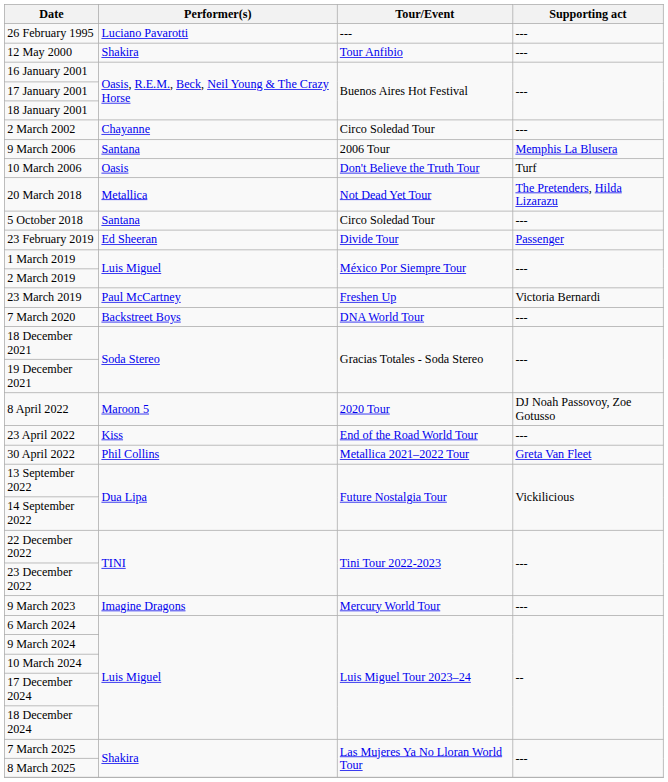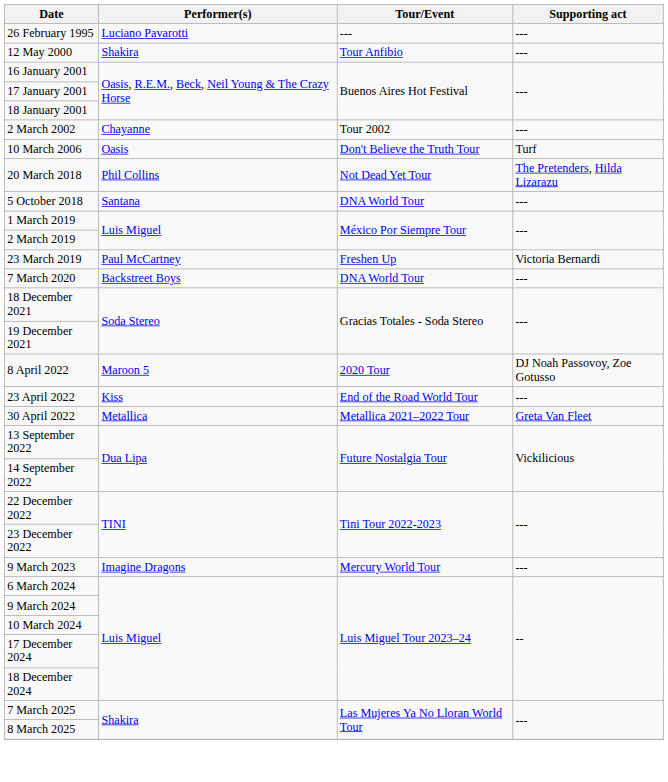(387, 129) Circo Soledad Tour -> (365, 129) Tour 2002
- row: (41, 149)
(124, 194) Metallica -> (130, 175) Phil Collins
(387, 220) Circo Soledad Tour -> (382, 201) DNA World Tour
- row: (50, 239)
(130, 454) Phil Collins -> (124, 415) Metallica
